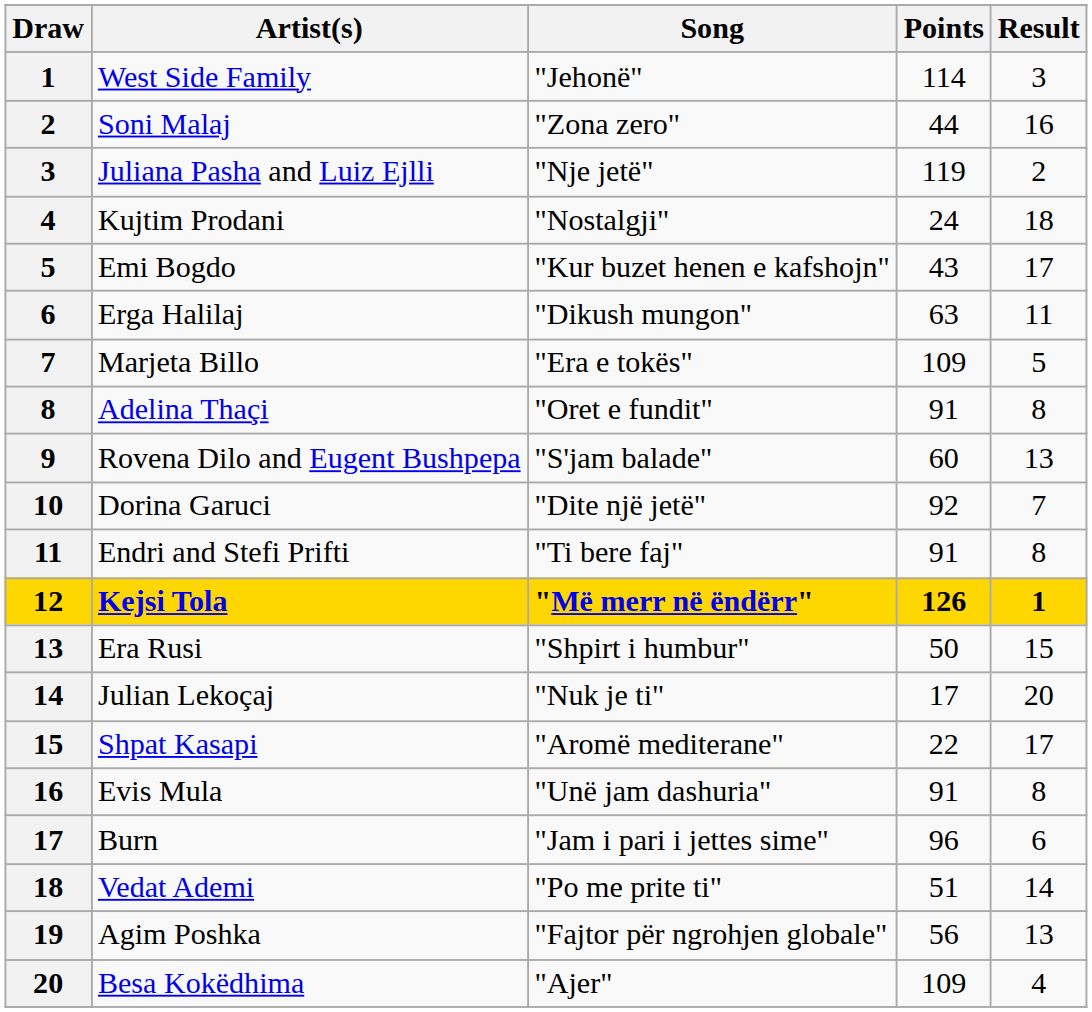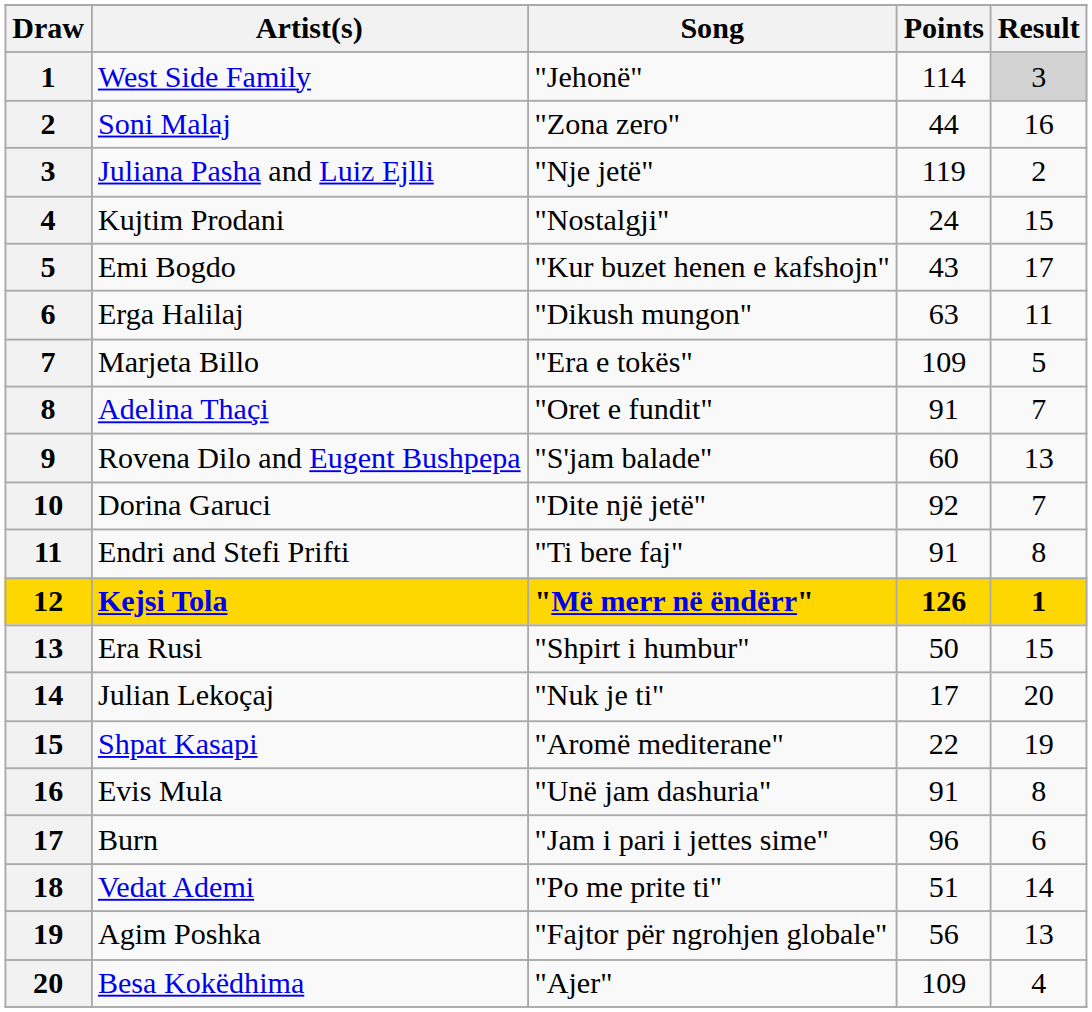(1039, 76) no background -> (1039, 76) lightgrey background
(1039, 219) 18 -> (1039, 219) 15
(1039, 409) 8 -> (1039, 409) 7
(1039, 743) 17 -> (1039, 743) 19
